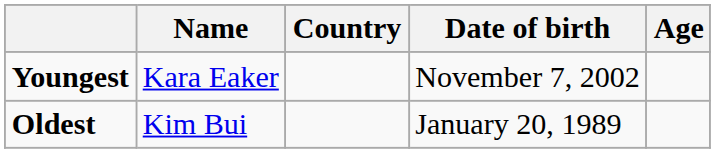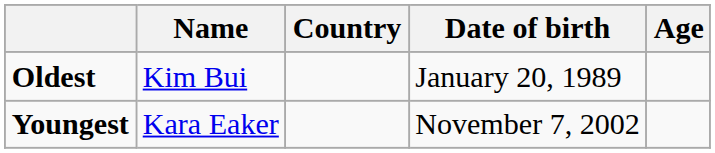rows swapped: (70, 76) <-> (54, 123)
